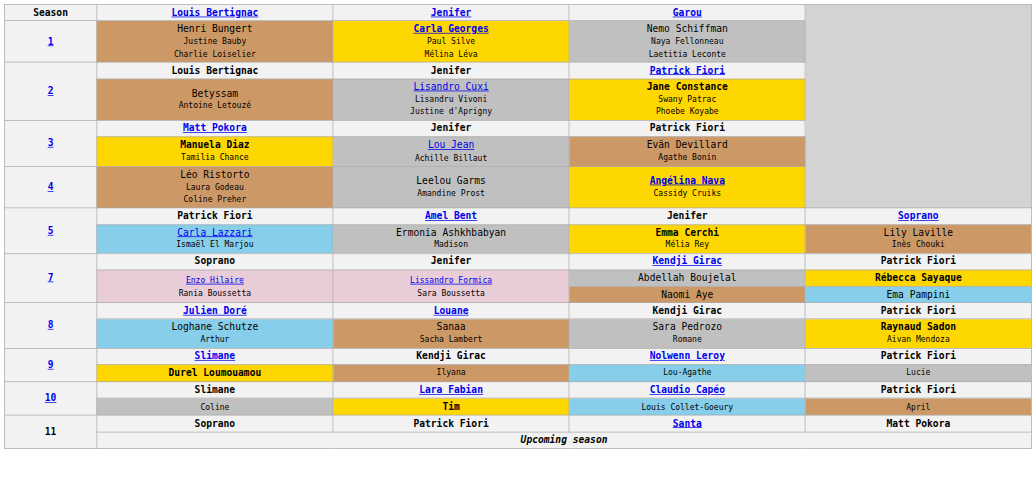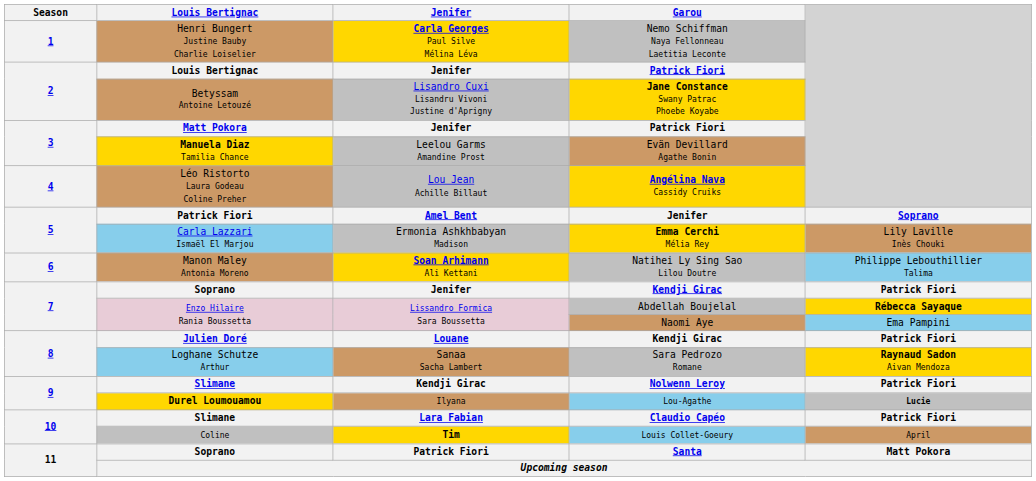(451, 151) Lou Jean Achille Billaut -> (451, 151) Leelou Garms Amandine Prost
(451, 187) Leelou Garms Amandine Prost -> (451, 186) Lou Jean Achille Billaut
+ row: (51, 267)
(918, 373) normal -> (918, 401) bold
